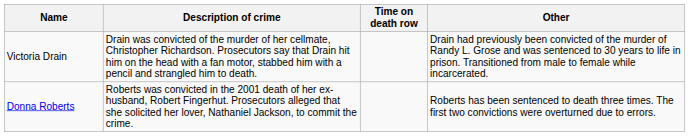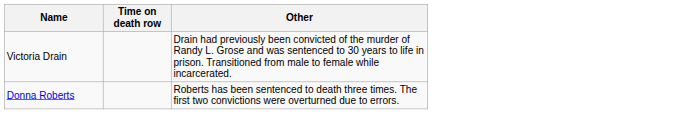- column: (232, 18)
